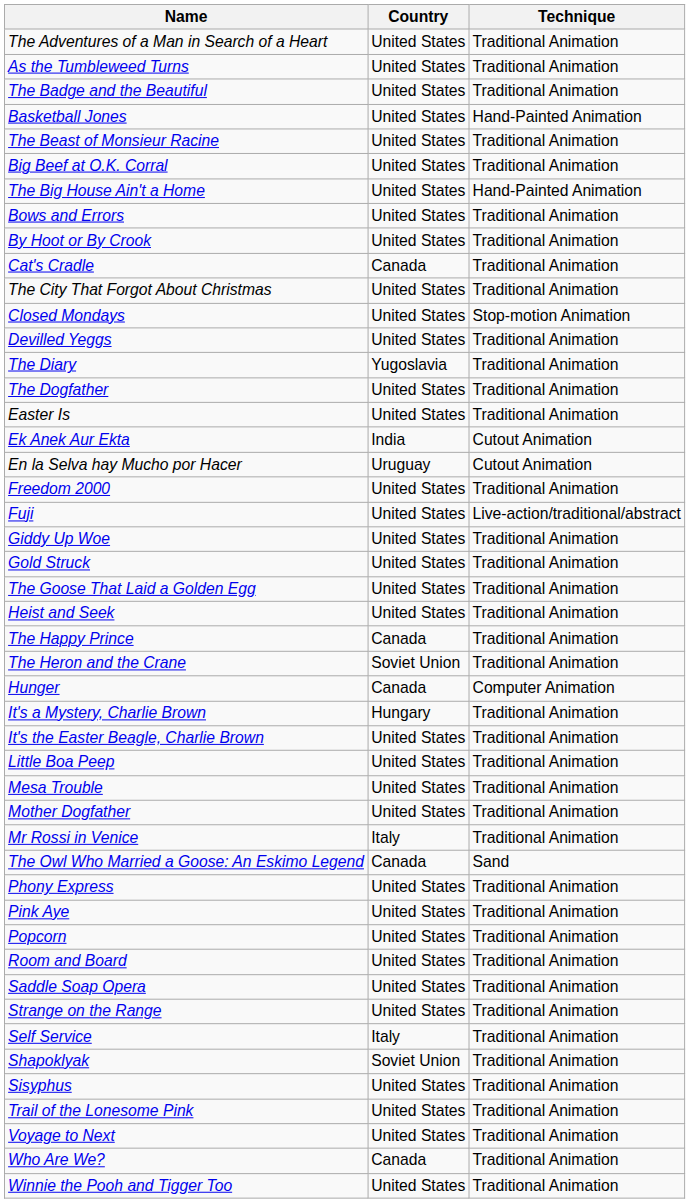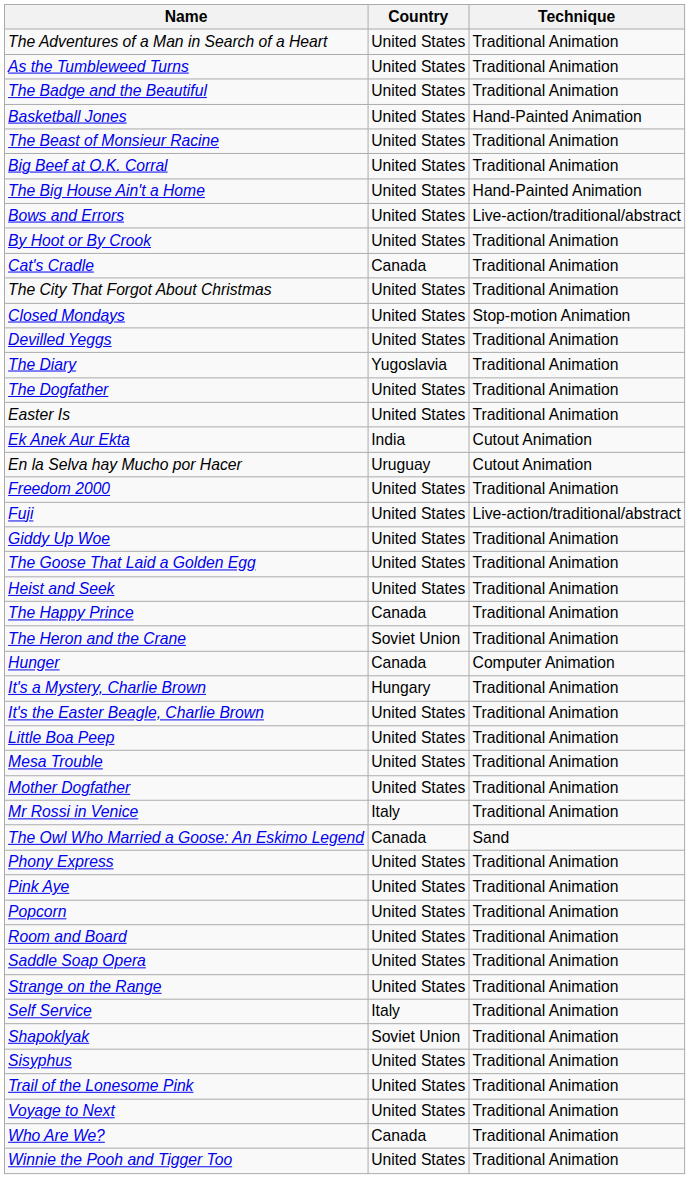(545, 215) Traditional Animation -> (577, 215) Live-action/traditional/abstract
- row: (49, 564)
